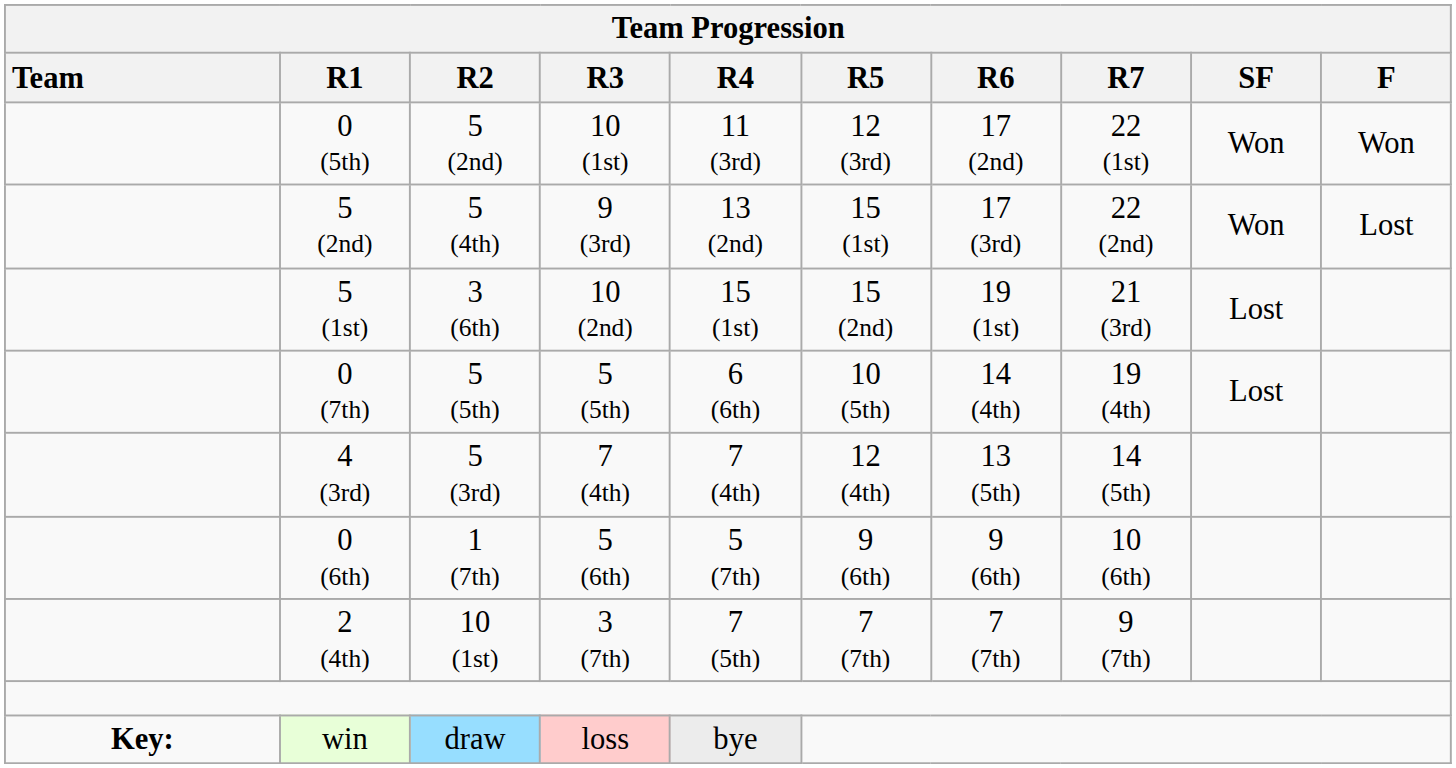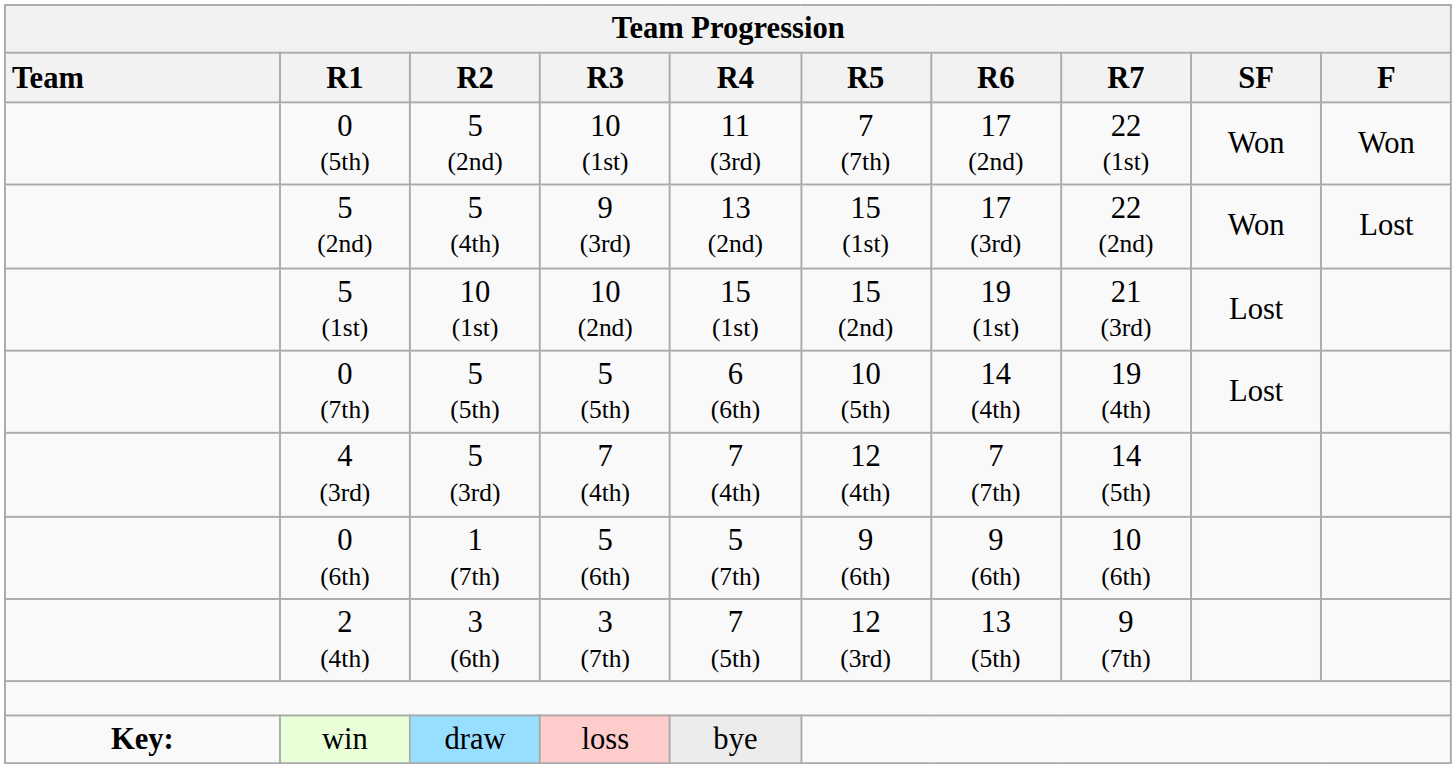(866, 142) 12 (3rd) -> (866, 142) 7 (7th)
(475, 308) 3 (6th) -> (475, 308) 10 (1st)
(996, 474) 13 (5th) -> (996, 474) 7 (7th)
(475, 639) 10 (1st) -> (475, 639) 3 (6th)
(866, 639) 7 (7th) -> (866, 639) 12 (3rd)
(996, 639) 7 (7th) -> (996, 639) 13 (5th)
